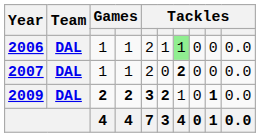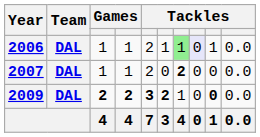(197, 48) no background -> (197, 48) lavender background
(213, 48) 0 -> (213, 48) 1
(213, 96) 1 -> (213, 96) 0
